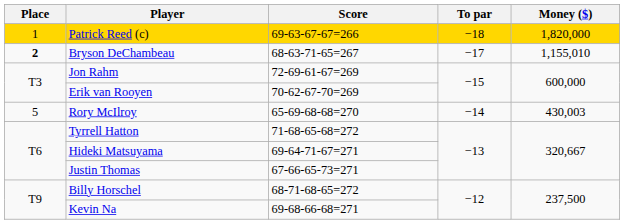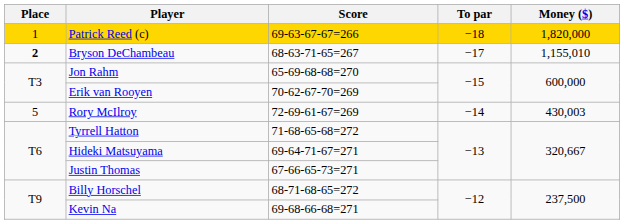(315, 72) 72-69-61-67=269 -> (315, 72) 65-69-68-68=270
(315, 111) 65-69-68-68=270 -> (315, 111) 72-69-61-67=269
